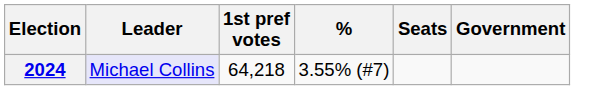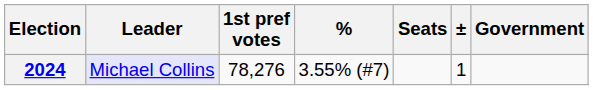+ column: (461, 29)
(256, 69) 64,218 -> (256, 69) 78,276
